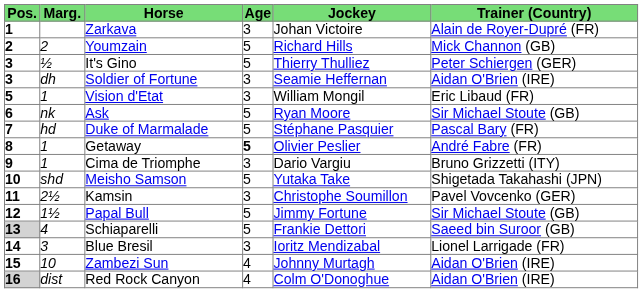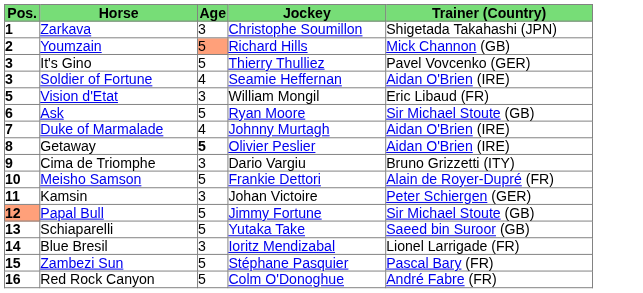- column: (62, 13)
(318, 29) Johan Victoire -> (295, 29) Christophe Soumillon
(515, 29) Alain de Royer-Dupré (FR) -> (472, 29) Shigetada Takahashi (JPN)
(247, 46) no background -> (202, 46) lightsalmon background
(504, 63) Peter Schiergen (GER) -> (458, 63) Pavel Vovcenko (GER)
(247, 79) 3 -> (202, 79) 4
(247, 129) 5 -> (202, 129) 4
(333, 129) Stéphane Pasquier -> (279, 129) Johnny Murtagh
(485, 129) Pascal Bary (FR) -> (448, 129) Aidan O'Brien (IRE)
(487, 146) André Fabre (FR) -> (448, 146) Aidan O'Brien (IRE)
(312, 179) Yutaka Take -> (275, 179) Frankie Dettori
(517, 179) Shigetada Takahashi (JPN) -> (470, 179) Alain de Royer-Dupré (FR)
(341, 196) Christophe Soumillon -> (273, 196) Johan Victoire
(503, 196) Pavel Vovcenko (GER) -> (459, 196) Peter Schiergen (GER)
(13, 213) no background -> (13, 213) lightsalmon background
(13, 229) lightgrey background -> (13, 229) no background
(320, 229) Frankie Dettori -> (267, 229) Yutaka Take
(247, 263) 4 -> (202, 263) 5
(324, 263) Johnny Murtagh -> (288, 263) Stéphane Pasquier
(493, 263) Aidan O'Brien (IRE) -> (440, 263) Pascal Bary (FR)
(13, 279) lightgrey background -> (13, 279) no background
(247, 279) 4 -> (202, 279) 5
(493, 279) Aidan O'Brien (IRE) -> (441, 279) André Fabre (FR)
